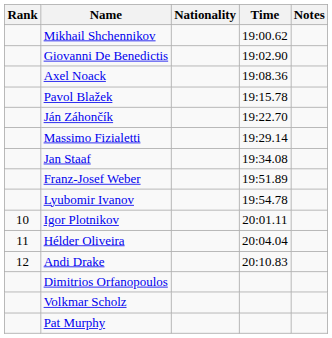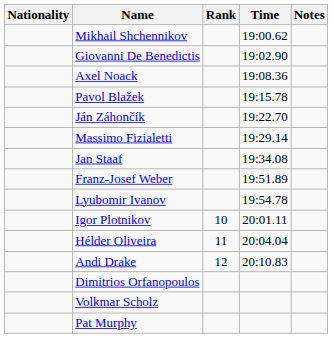columns swapped: (23, 14) <-> (205, 14)
